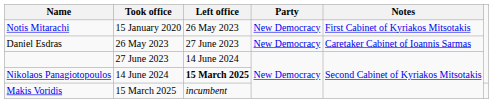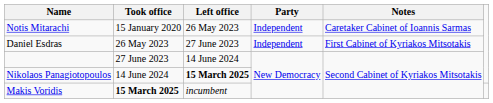(287, 28) New Democracy -> (278, 28) Independent
(398, 28) First Cabinet of Kyriakos Mitsotakis -> (398, 28) Caretaker Cabinet of Ioannis Sarmas
(287, 43) New Democracy -> (278, 43) Independent
(398, 43) Caretaker Cabinet of Ioannis Sarmas -> (398, 43) First Cabinet of Kyriakos Mitsotakis
(146, 91) normal -> (147, 91) bold
